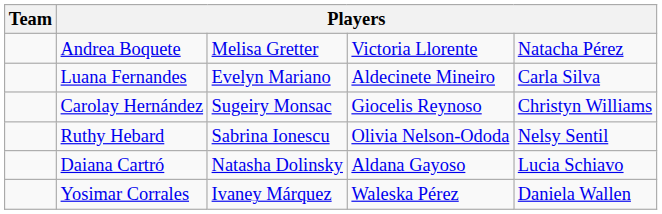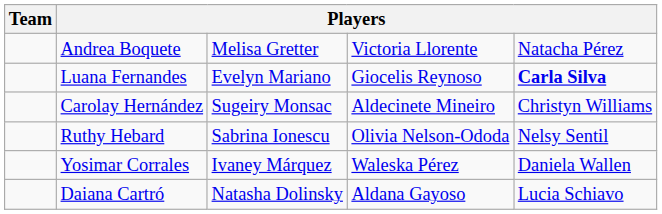(423, 77) Aldecinete Mineiro -> (417, 77) Giocelis Reynoso
(559, 77) normal -> (562, 77) bold
(417, 106) Giocelis Reynoso -> (423, 106) Aldecinete Mineiro
rows swapped: (112, 164) <-> (125, 194)
